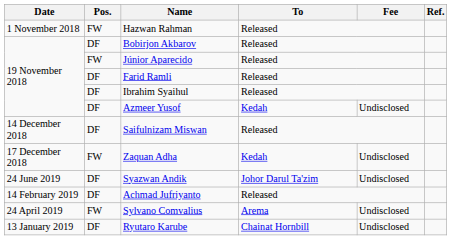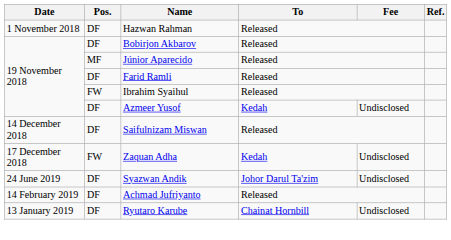(94, 28) FW -> (93, 28) DF
(94, 60) FW -> (94, 60) MF
(93, 92) DF -> (94, 92) FW
- row: (163, 211)
